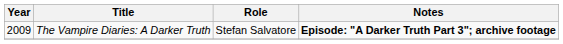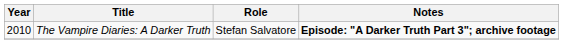(19, 30) 2009 -> (19, 30) 2010
